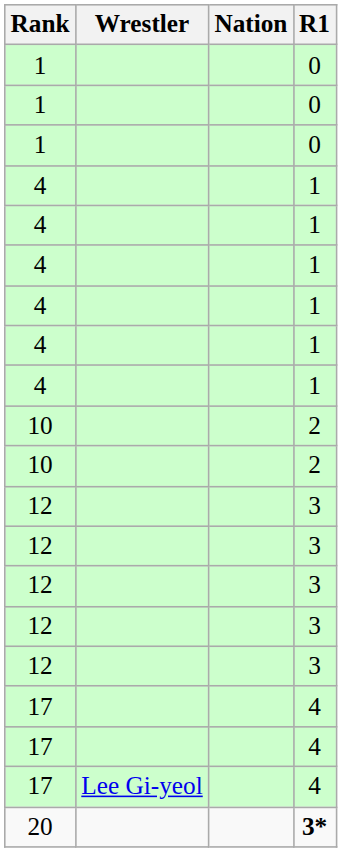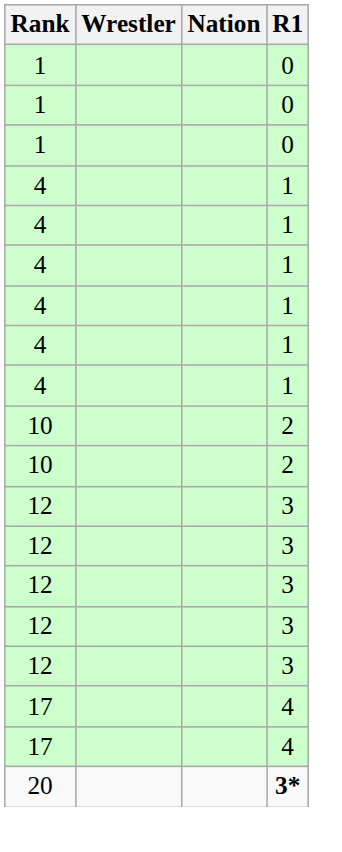- row: (40, 786)
